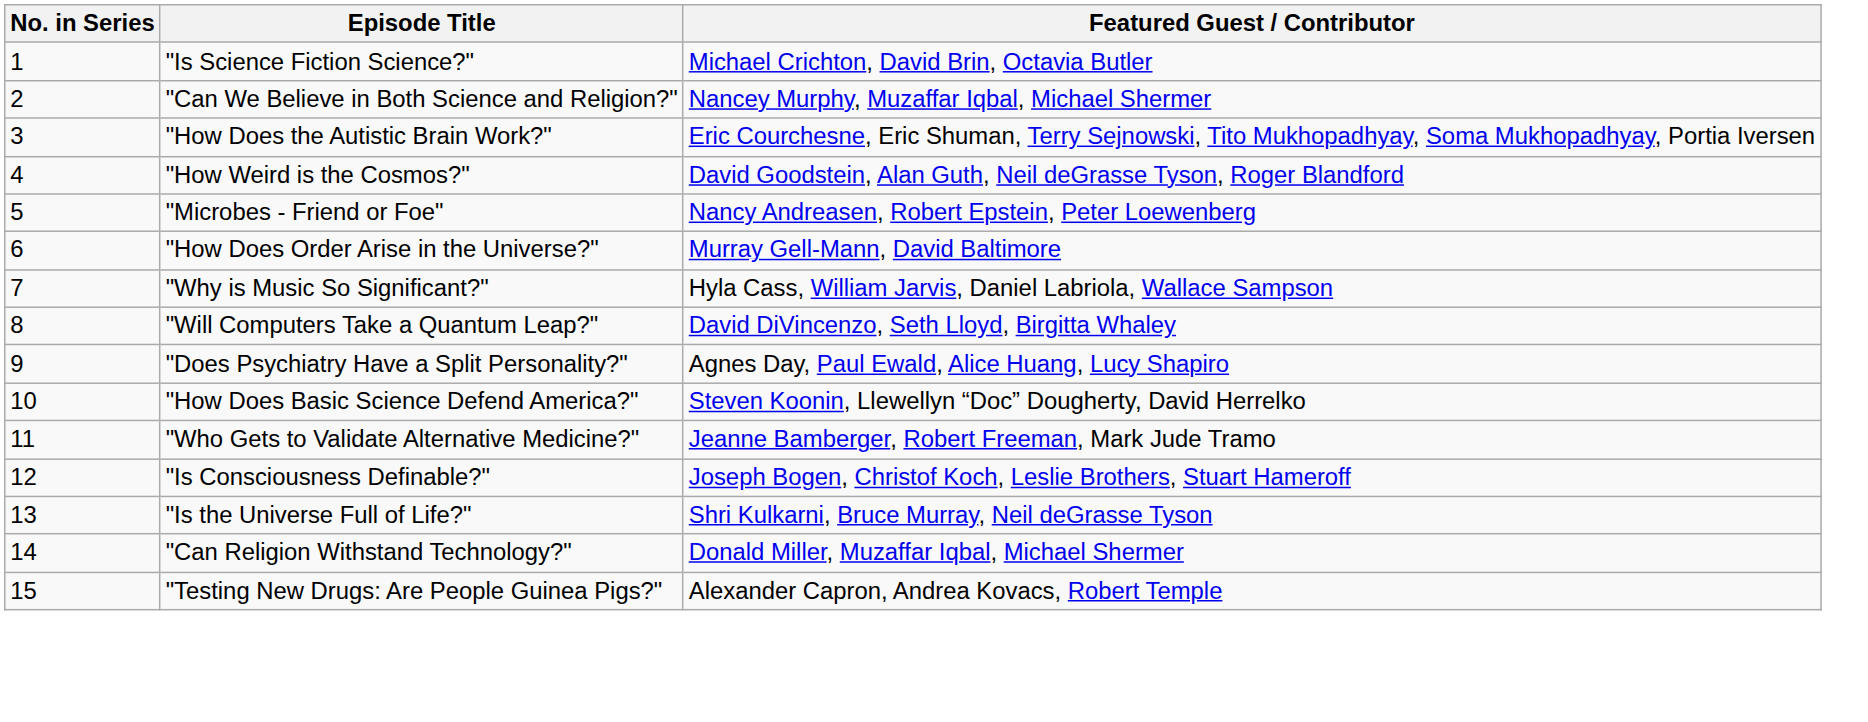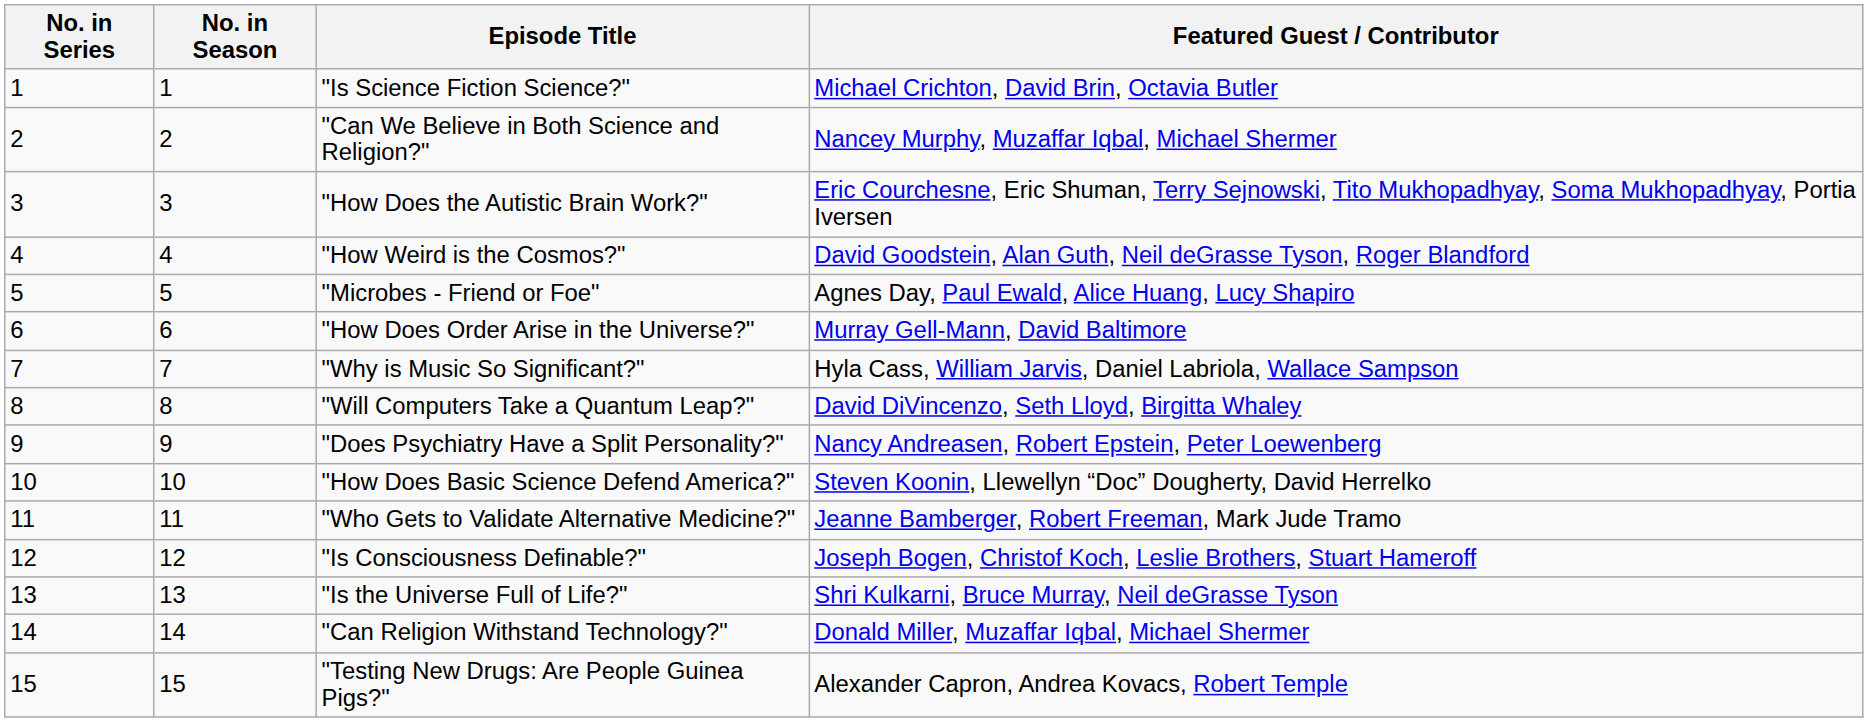+ column: (235, 36)
(972, 212) Nancy Andreasen, Robert Epstein, Peter Loewenberg -> (1084, 292) Agnes Day, Paul Ewald, Alice Huang, Lucy Shapiro
(959, 363) Agnes Day, Paul Ewald, Alice Huang, Lucy Shapiro -> (1098, 444) Nancy Andreasen, Robert Epstein, Peter Loewenberg
